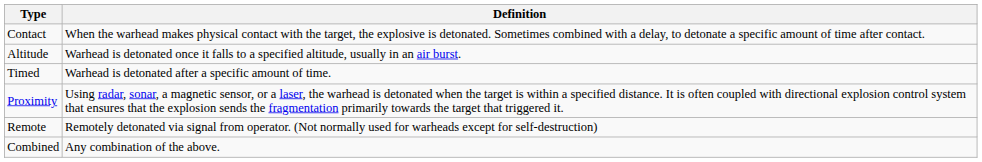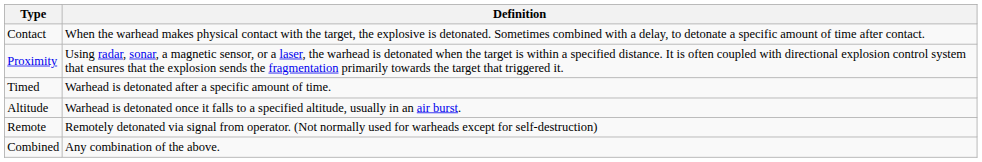rows swapped: (32, 100) <-> (28, 53)
